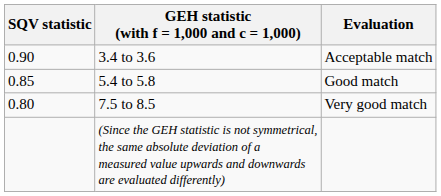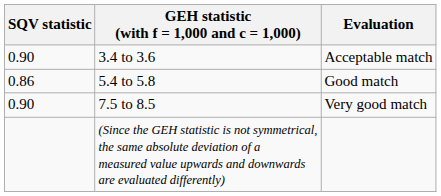(21, 81) 0.85 -> (21, 81) 0.86
(21, 104) 0.80 -> (21, 104) 0.90
